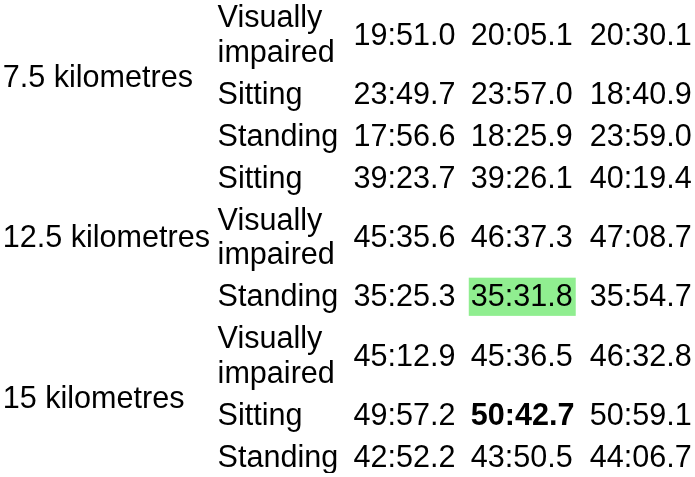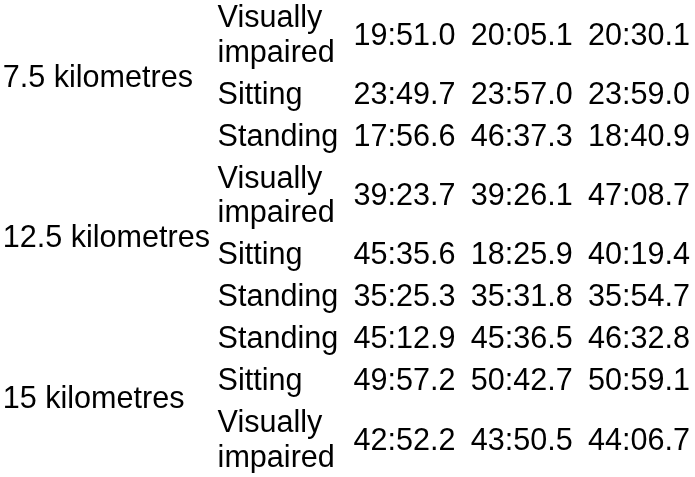(641, 93) 18:40.9 -> (639, 93) 23:59.0
(522, 135) 18:25.9 -> (522, 135) 46:37.3
(641, 135) 23:59.0 -> (639, 135) 18:40.9
(260, 177) Sitting -> (276, 195) Visually impaired
(641, 177) 40:19.4 -> (639, 195) 47:08.7
(276, 237) Visually impaired -> (260, 254) Sitting
(522, 237) 46:37.3 -> (522, 254) 18:25.9
(641, 237) 47:08.7 -> (639, 254) 40:19.4
(522, 296) lightgreen background -> (522, 296) no background
(276, 355) Visually impaired -> (278, 338) Standing
(523, 414) bold -> (522, 380) normal
(278, 456) Standing -> (276, 439) Visually impaired
